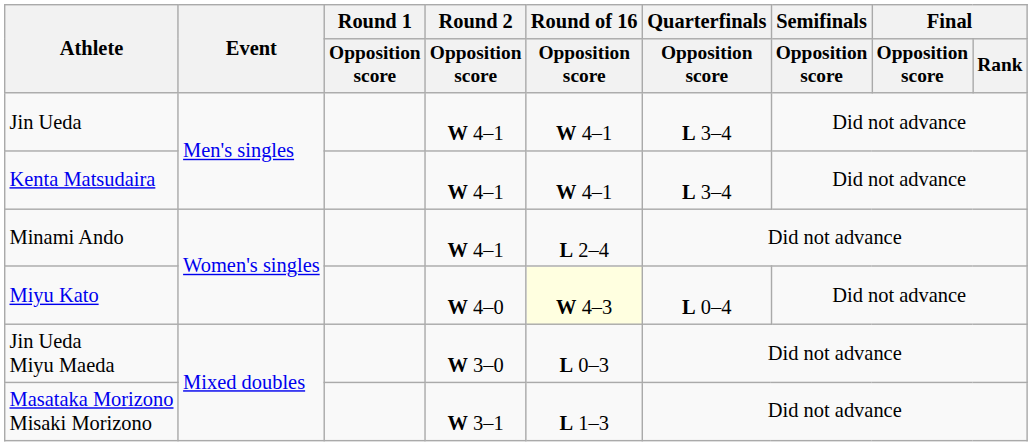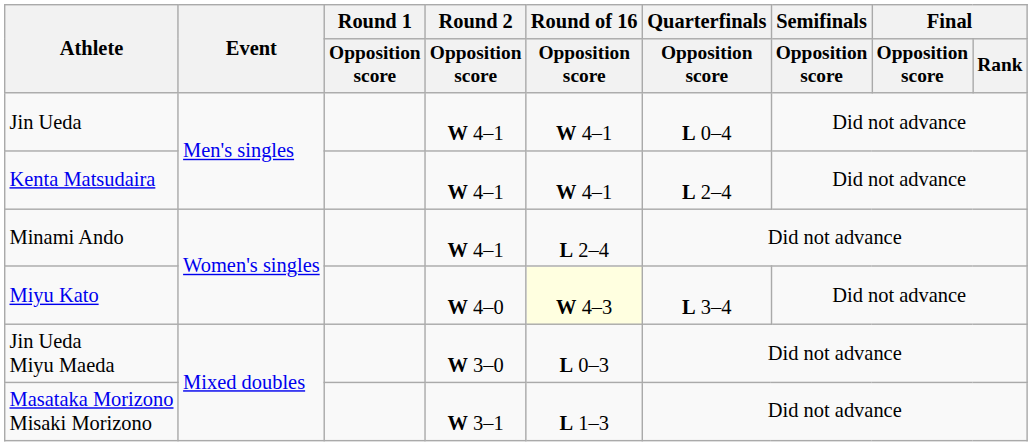(707, 134) L 3–4 -> (707, 134) L 0–4
(707, 192) L 3–4 -> (707, 192) L 2–4
(707, 307) L 0–4 -> (707, 307) L 3–4
